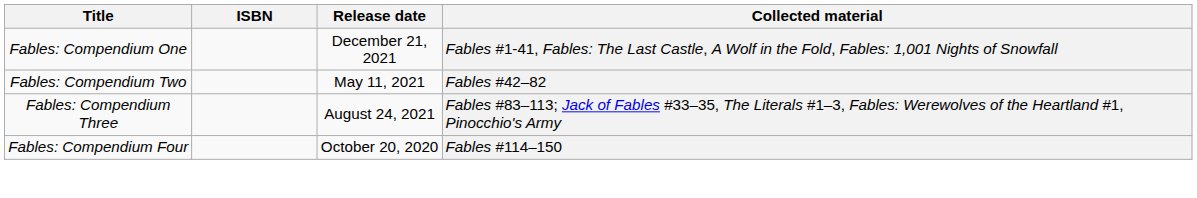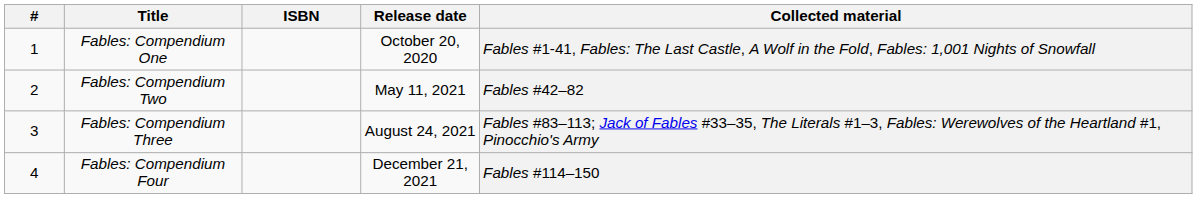+ column: (34, 16)
(380, 49) December 21, 2021 -> (420, 49) October 20, 2020
(380, 147) October 20, 2020 -> (420, 172) December 21, 2021
